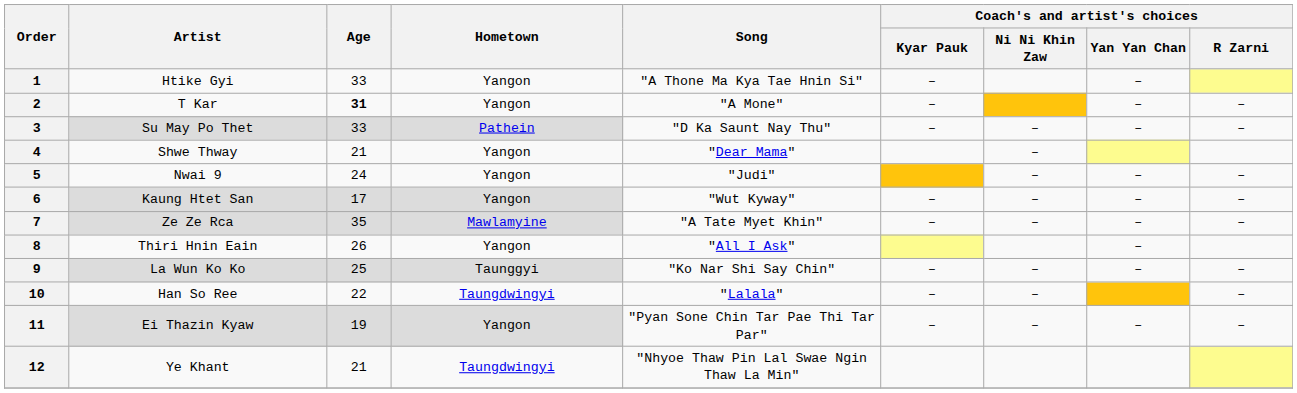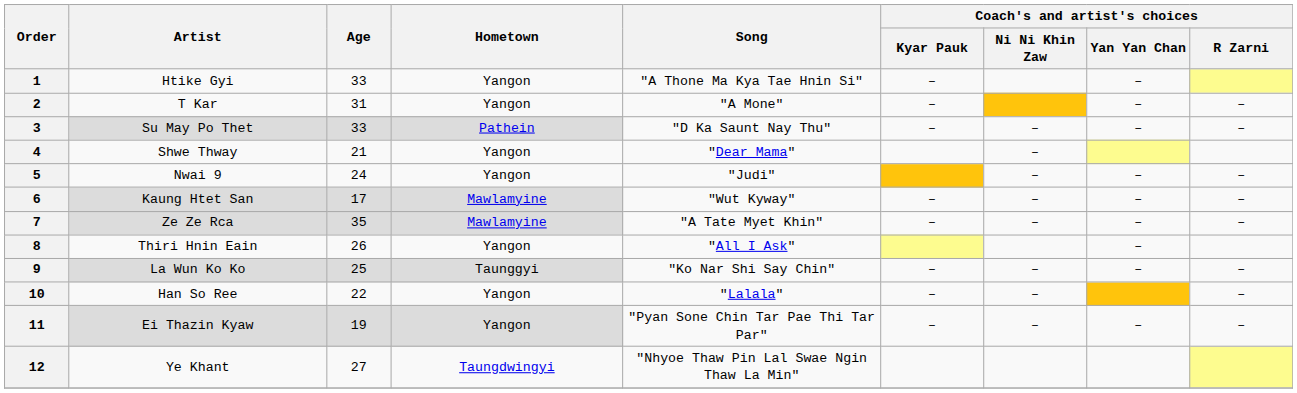(359, 105) bold -> (359, 105) normal
(507, 199) Yangon -> (507, 199) Mawlamyine
(507, 294) Taungdwingyi -> (507, 294) Yangon
(359, 367) 21 -> (359, 367) 27
